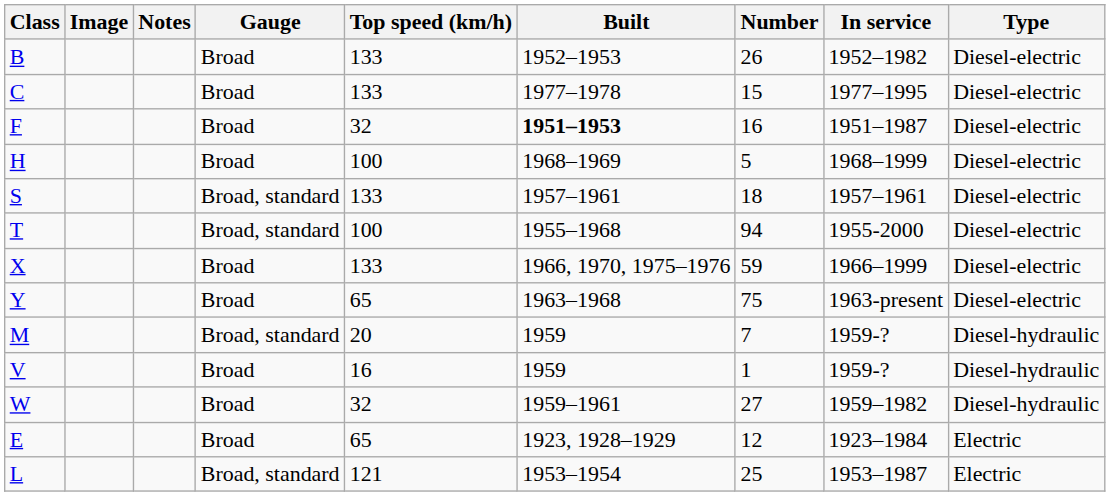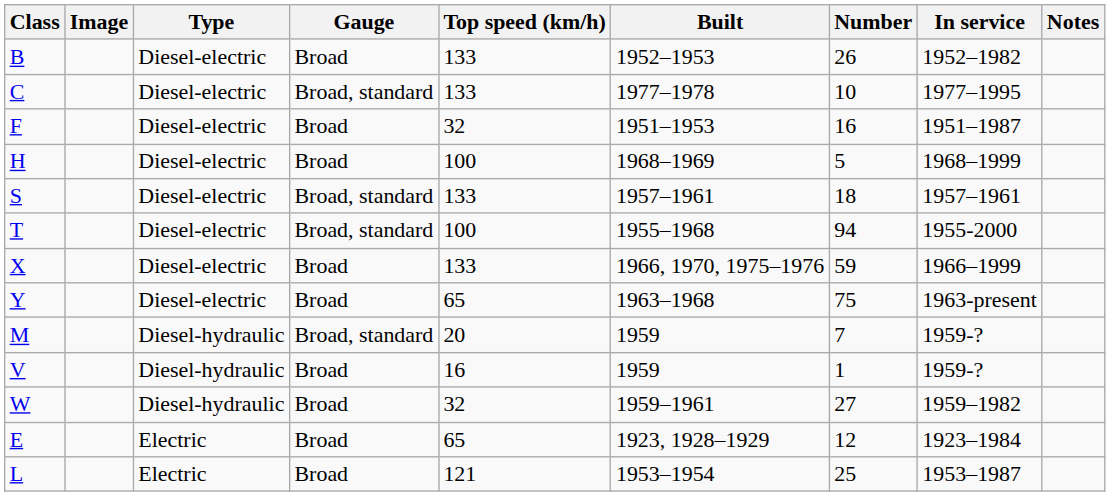columns swapped: (1026, 21) <-> (165, 21)
(228, 91) Broad -> (364, 91) Broad, standard
(752, 91) 15 -> (845, 91) 10
(572, 126) bold -> (665, 126) normal
(270, 473) Broad, standard -> (321, 473) Broad
